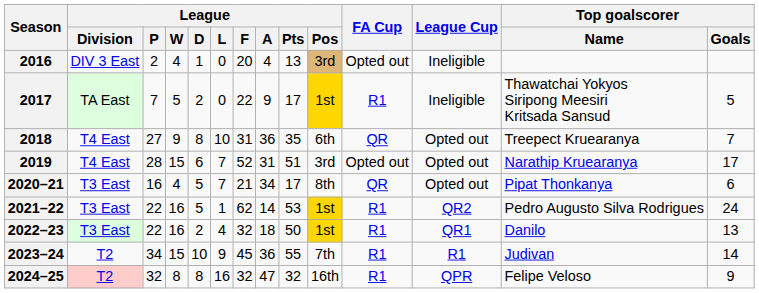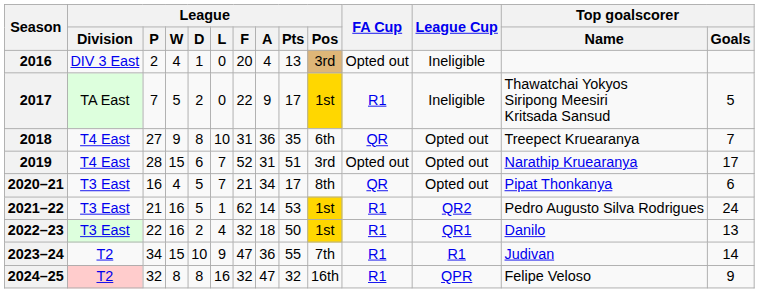(154, 208) 22 -> (154, 208) 21
(245, 253) 45 -> (245, 253) 47
